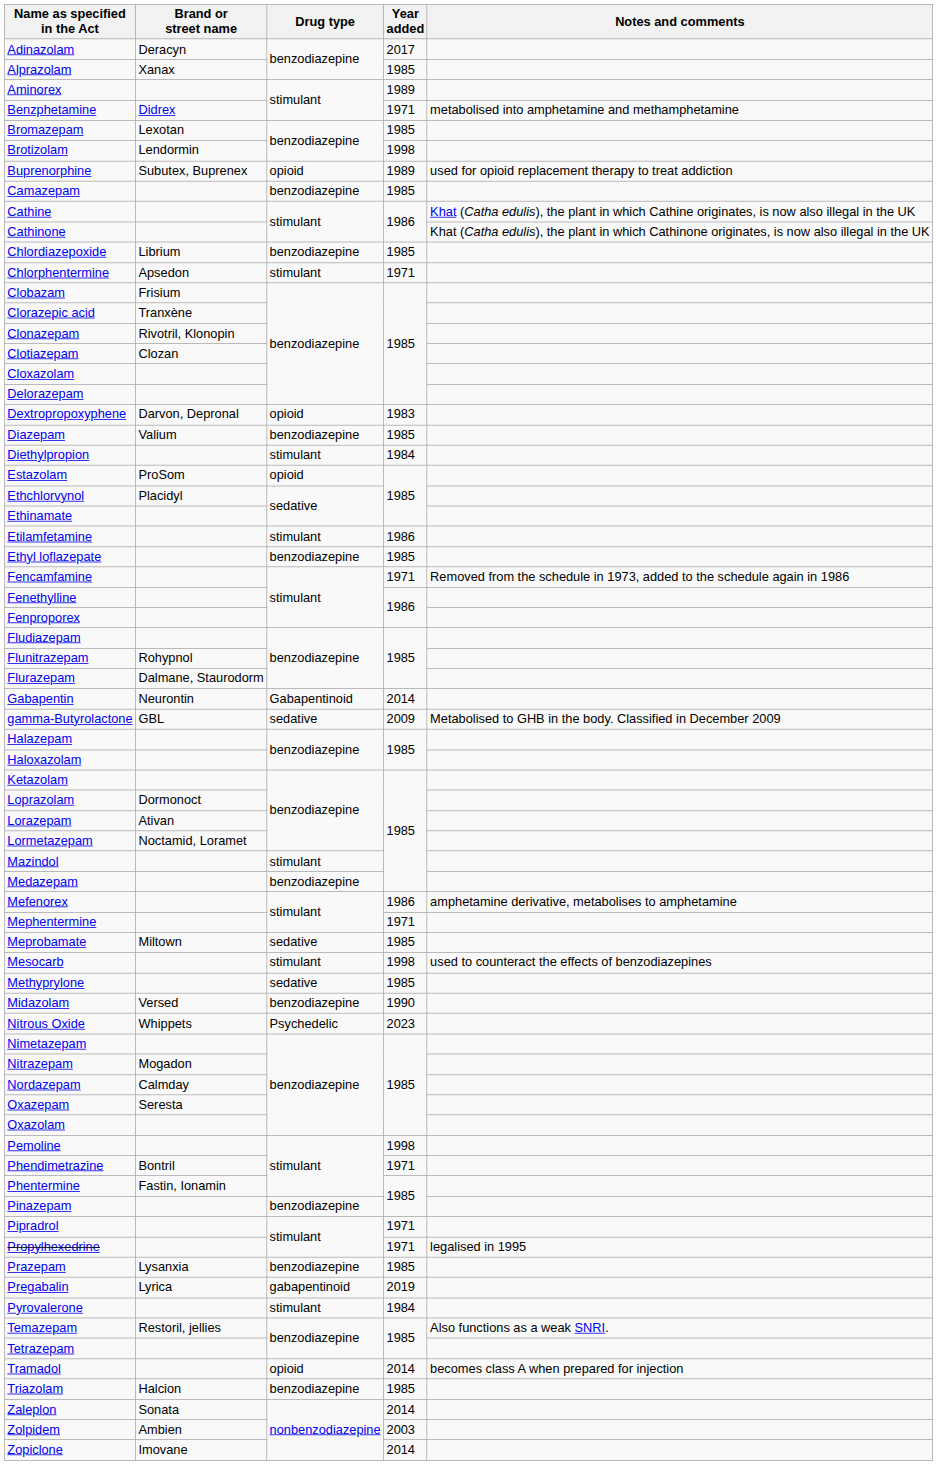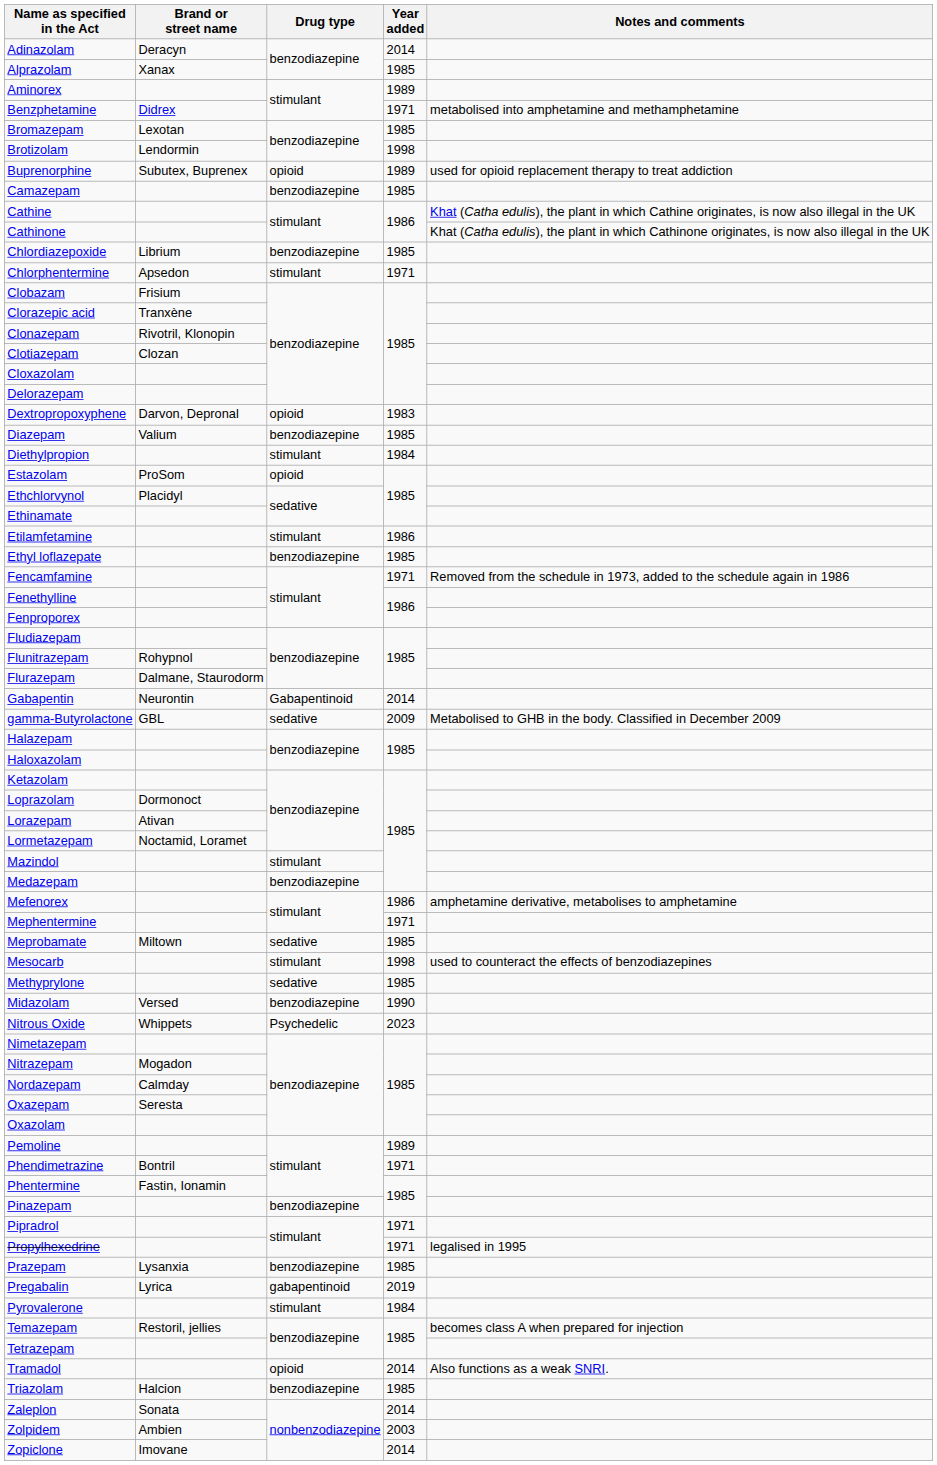(401, 49) 2017 -> (401, 49) 2014
(401, 1145) 1998 -> (401, 1145) 1989
(519, 1328) Also functions as a weak SNRI. -> (557, 1328) becomes class A when prepared for injection
(557, 1368) becomes class A when prepared for injection -> (519, 1368) Also functions as a weak SNRI.
